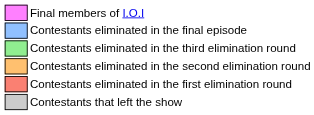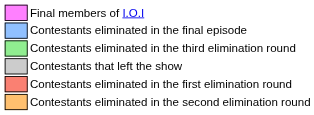rows swapped: (170, 66) <-> (106, 102)
